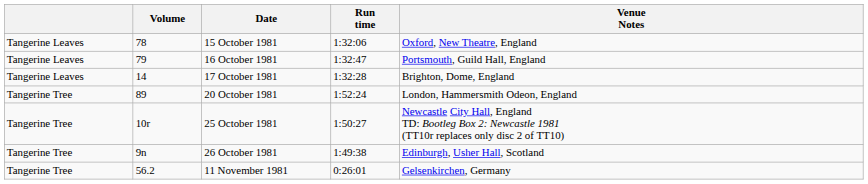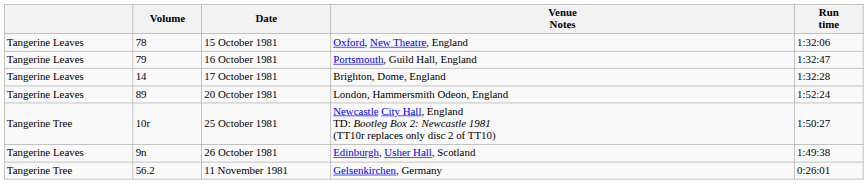columns swapped: (631, 19) <-> (365, 19)
(40, 94) Tangerine Tree -> (45, 94) Tangerine Leaves
(40, 153) Tangerine Tree -> (45, 153) Tangerine Leaves
